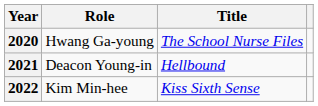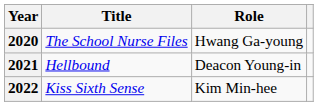columns swapped: (232, 16) <-> (100, 16)
